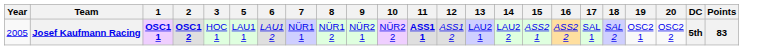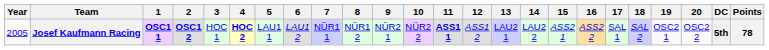+ column: (242, 11)
(722, 32) 83 -> (747, 32) 78
